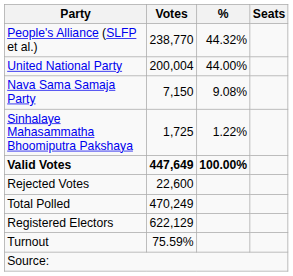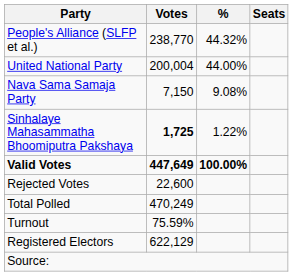(178, 132) normal -> (178, 132) bold
rows swapped: (60, 223) <-> (28, 242)
